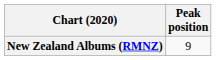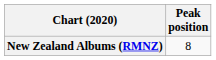(188, 45) 9 -> (188, 45) 8
